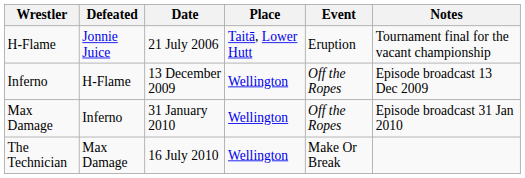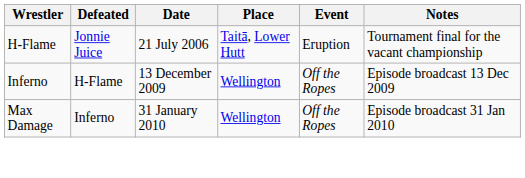- row: (37, 155)
